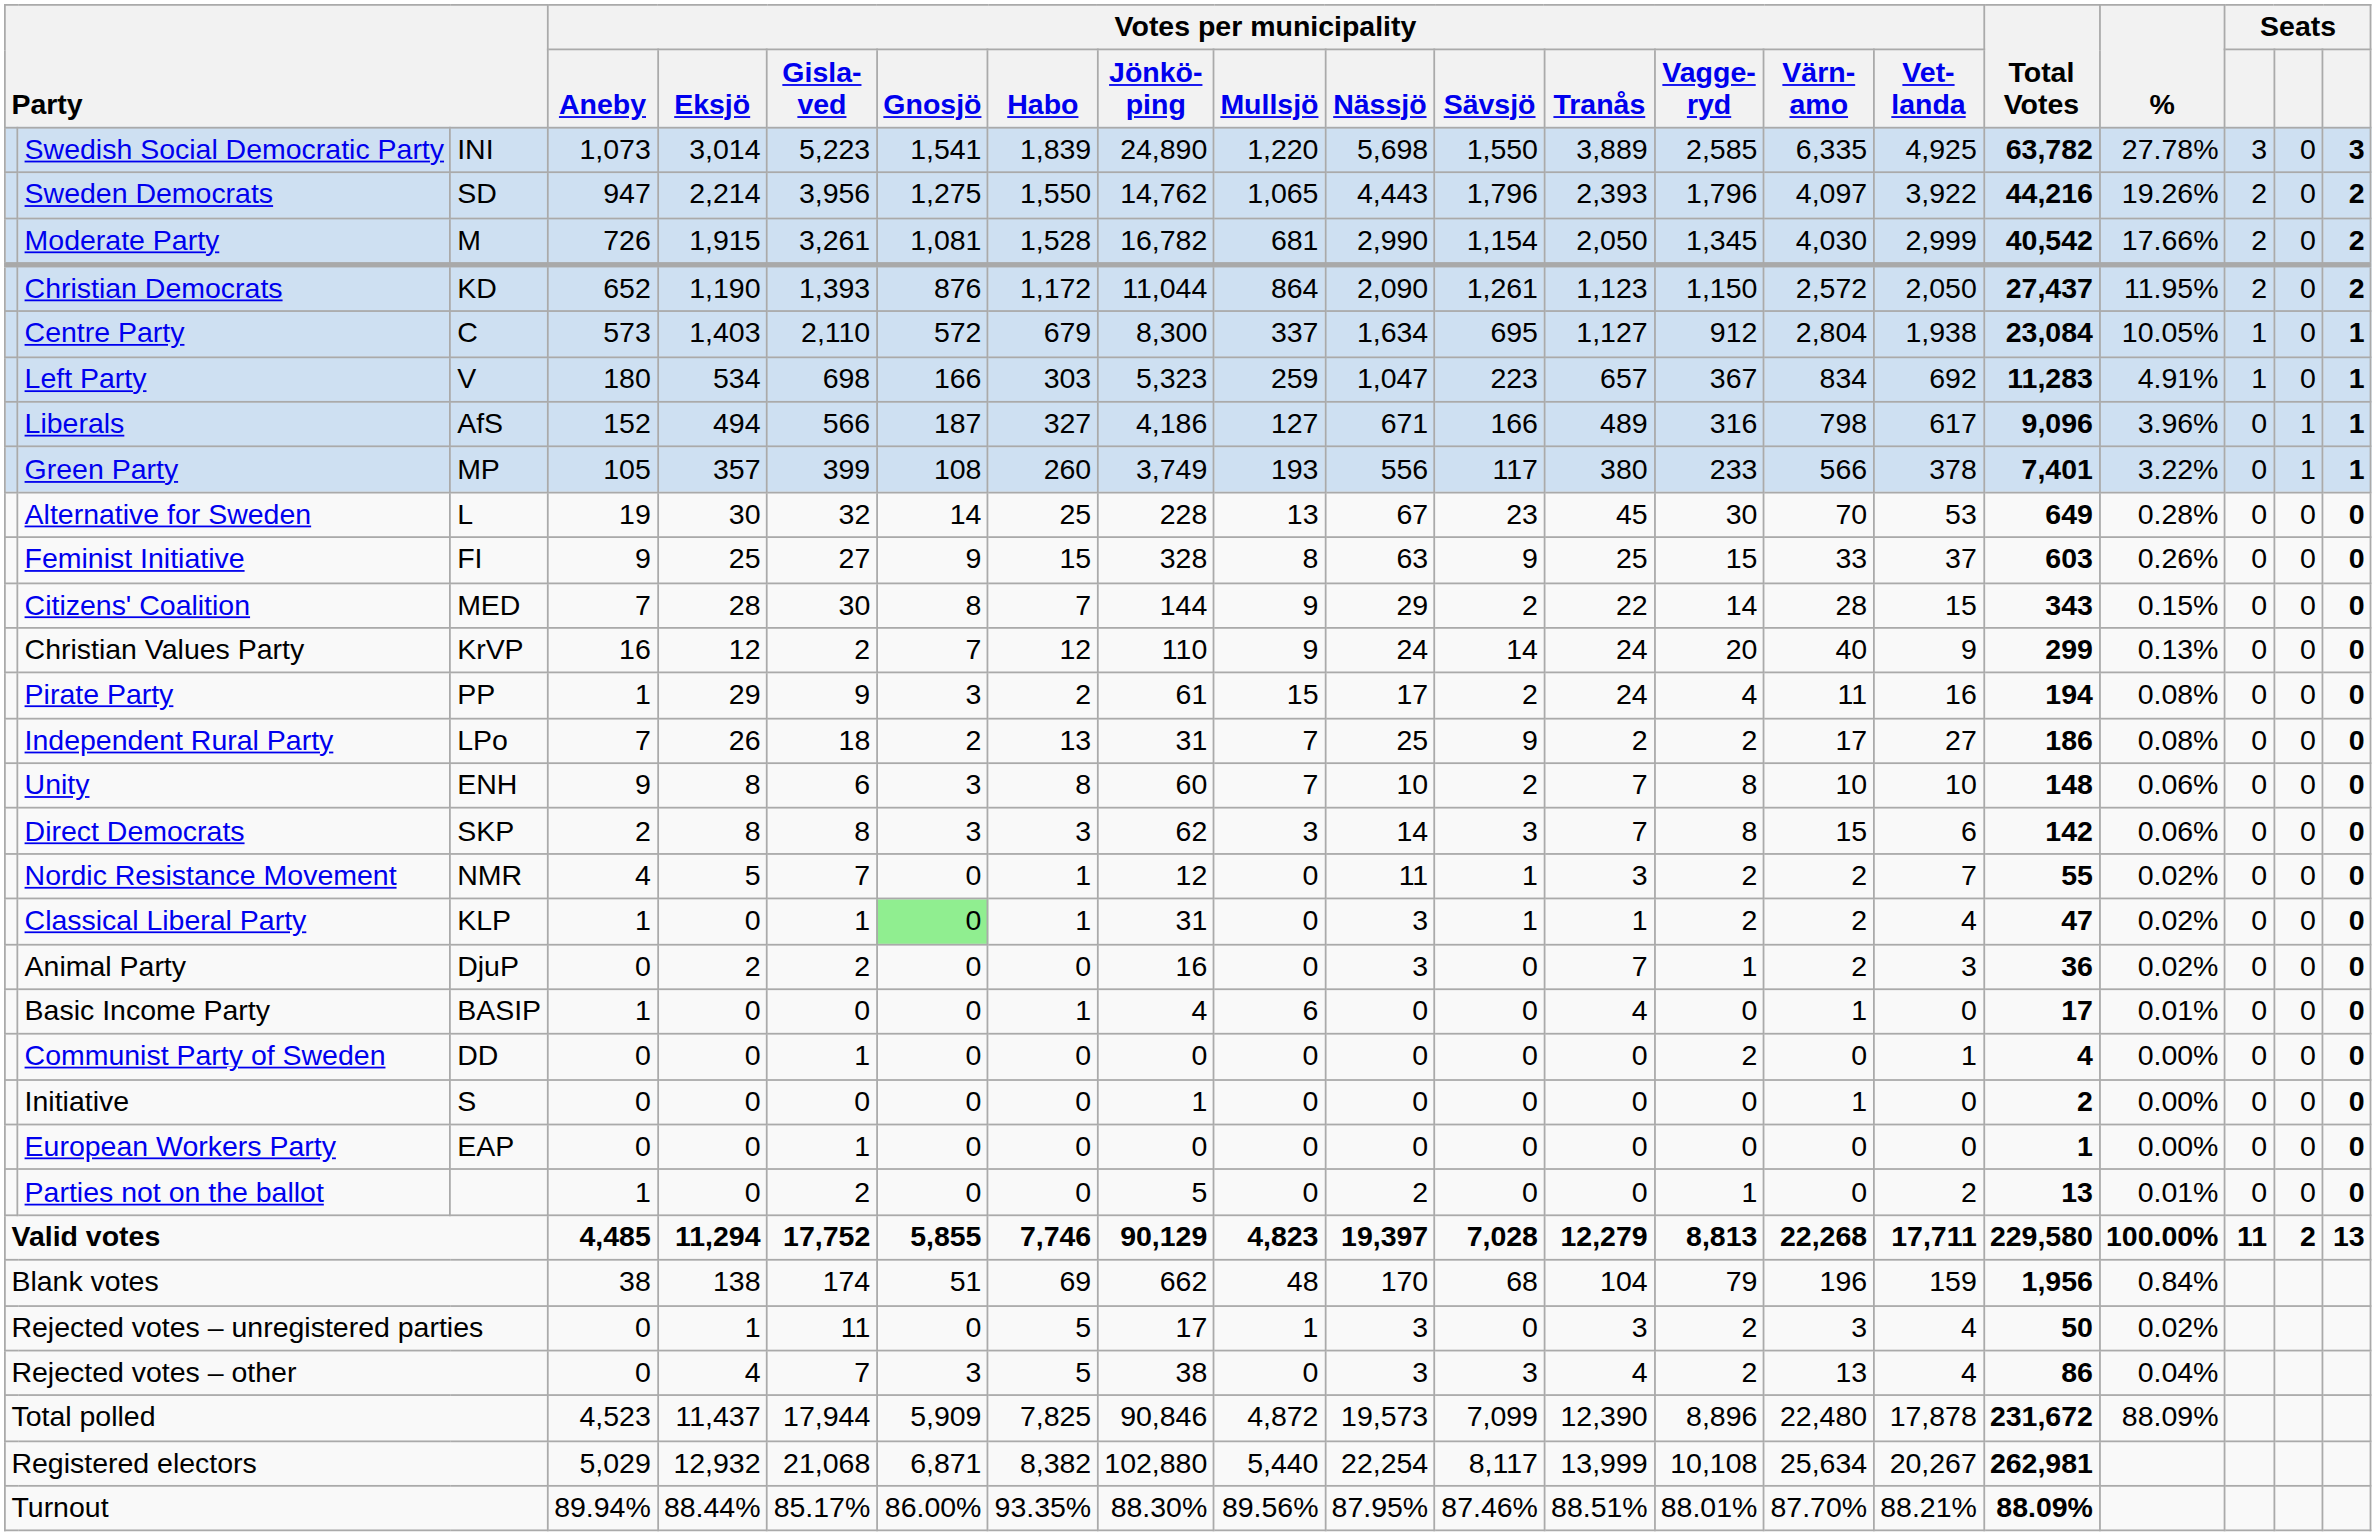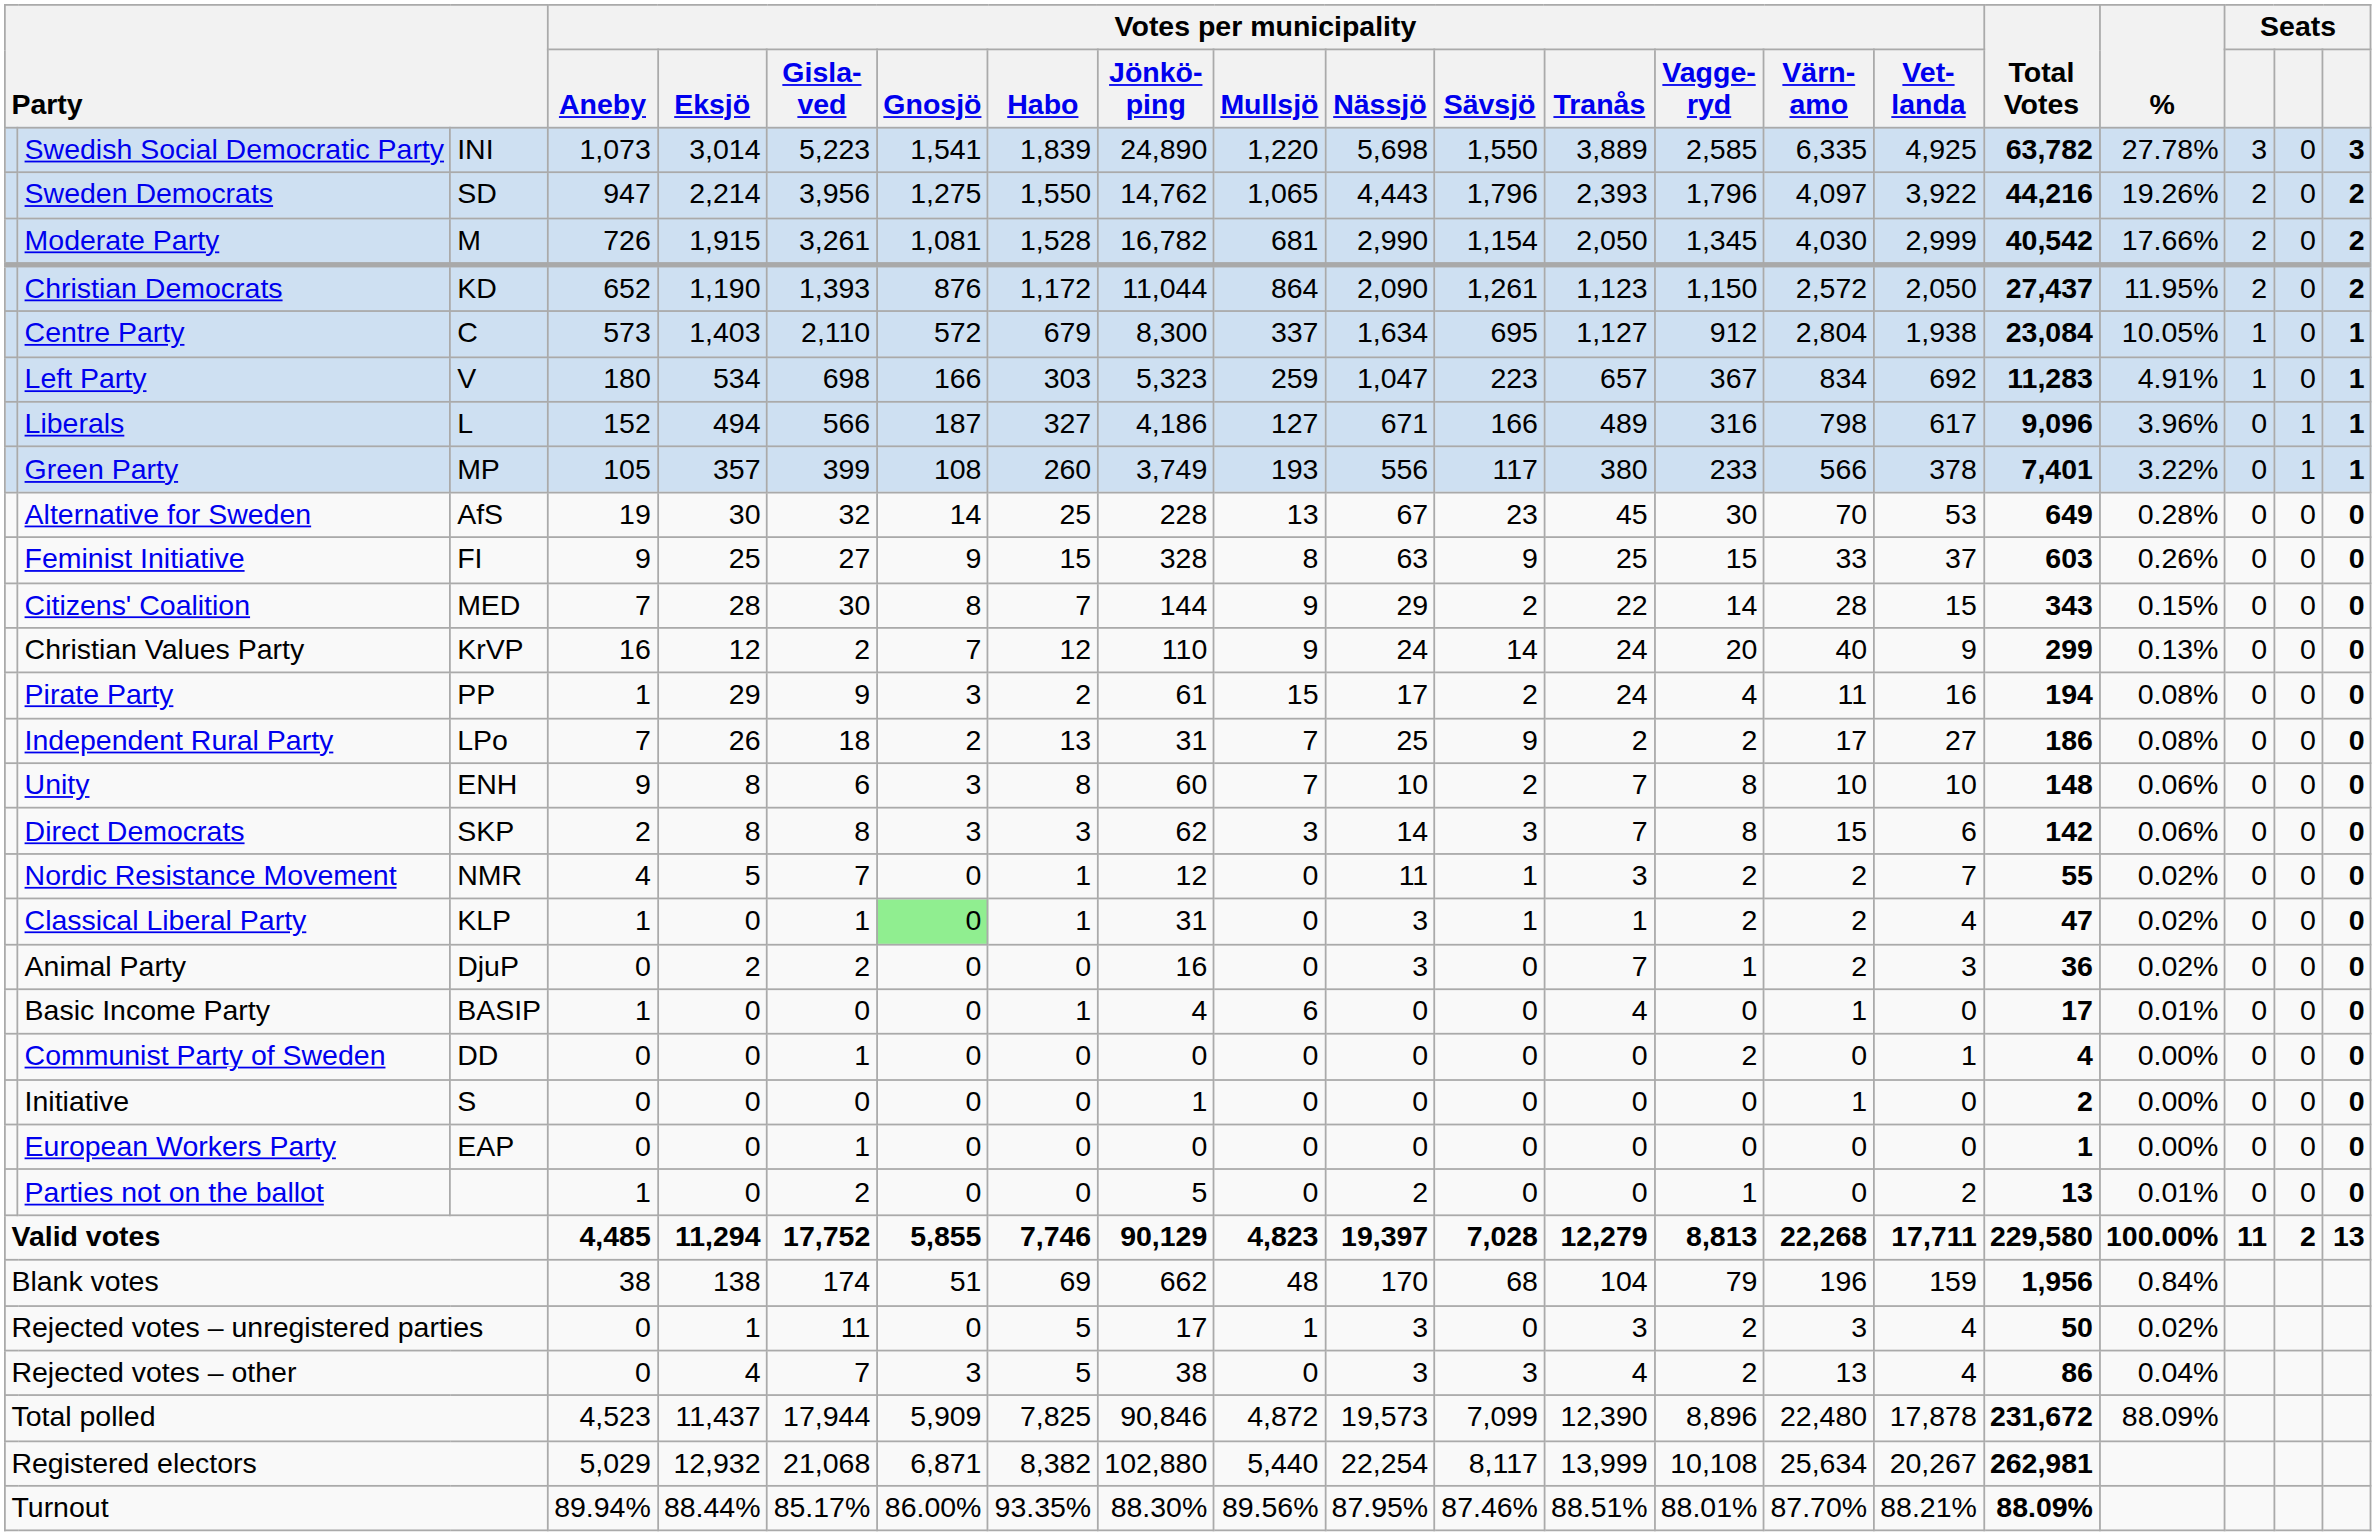(480, 424) AfS -> (465, 424) L
(465, 514) L -> (480, 514) AfS
